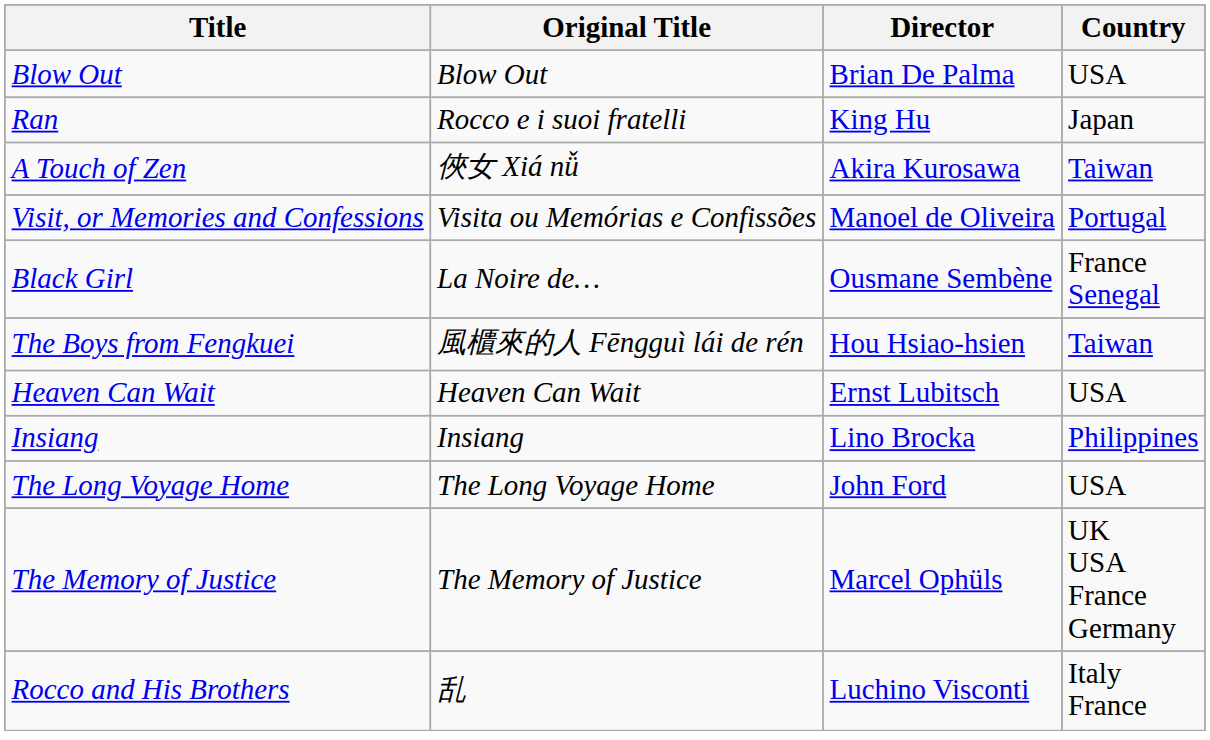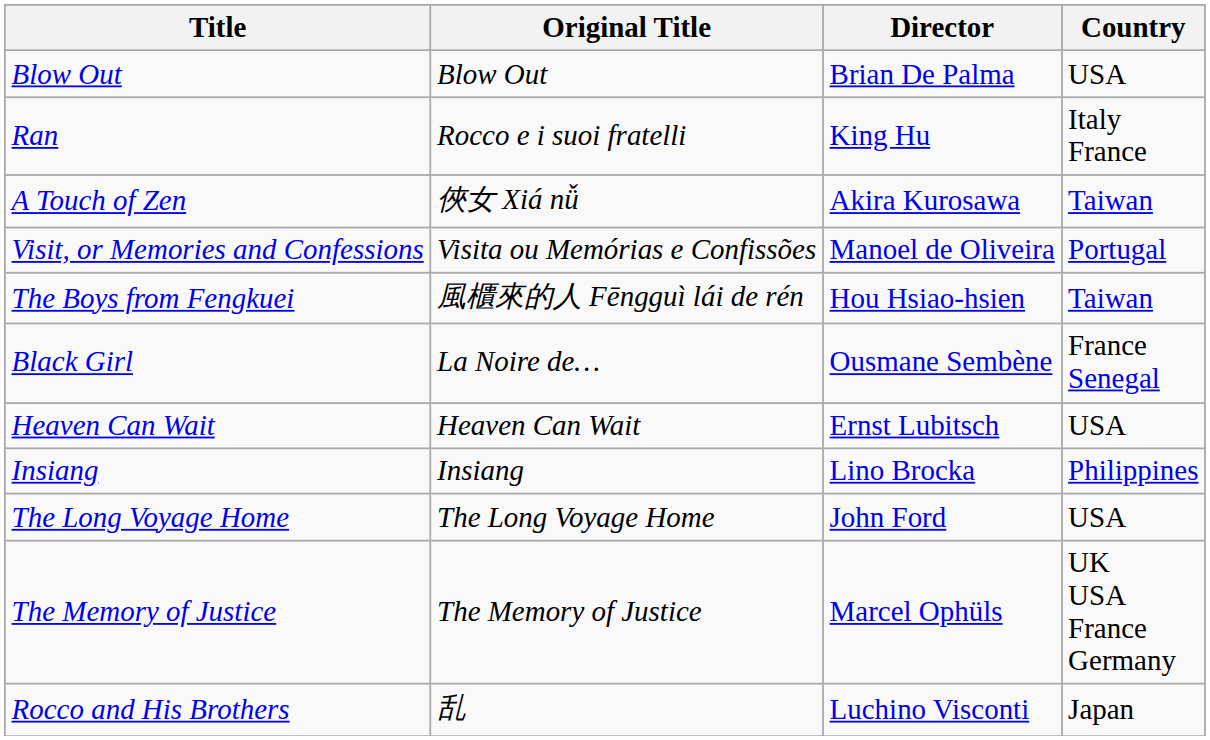(1101, 119) Japan -> (1108, 135) Italy France
rows swapped: (72, 278) <-> (153, 343)
(1108, 690) Italy France -> (1101, 709) Japan
